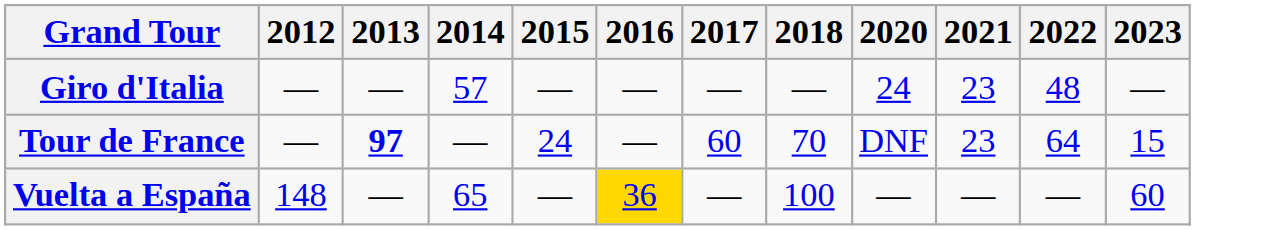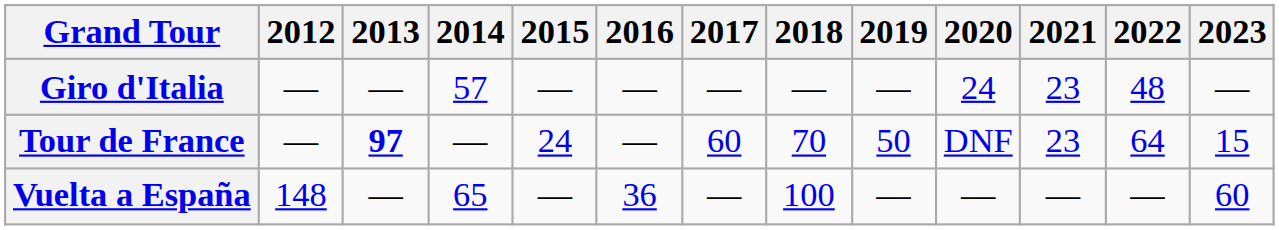+ column: (894, 31)
(640, 195) gold background -> (640, 195) no background
